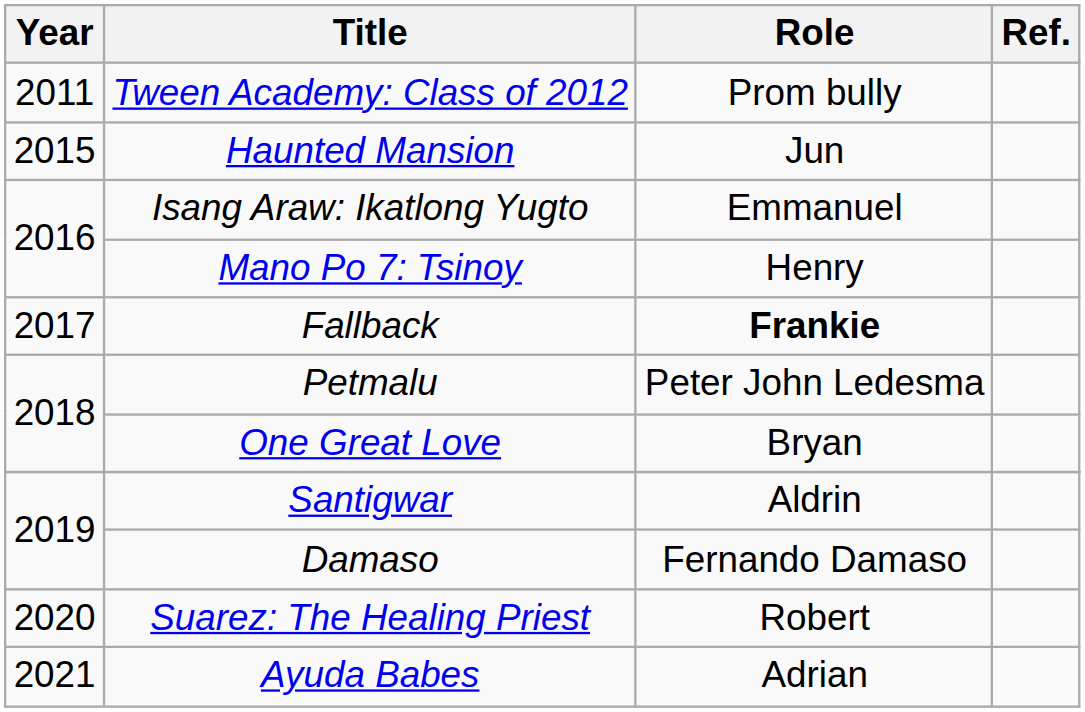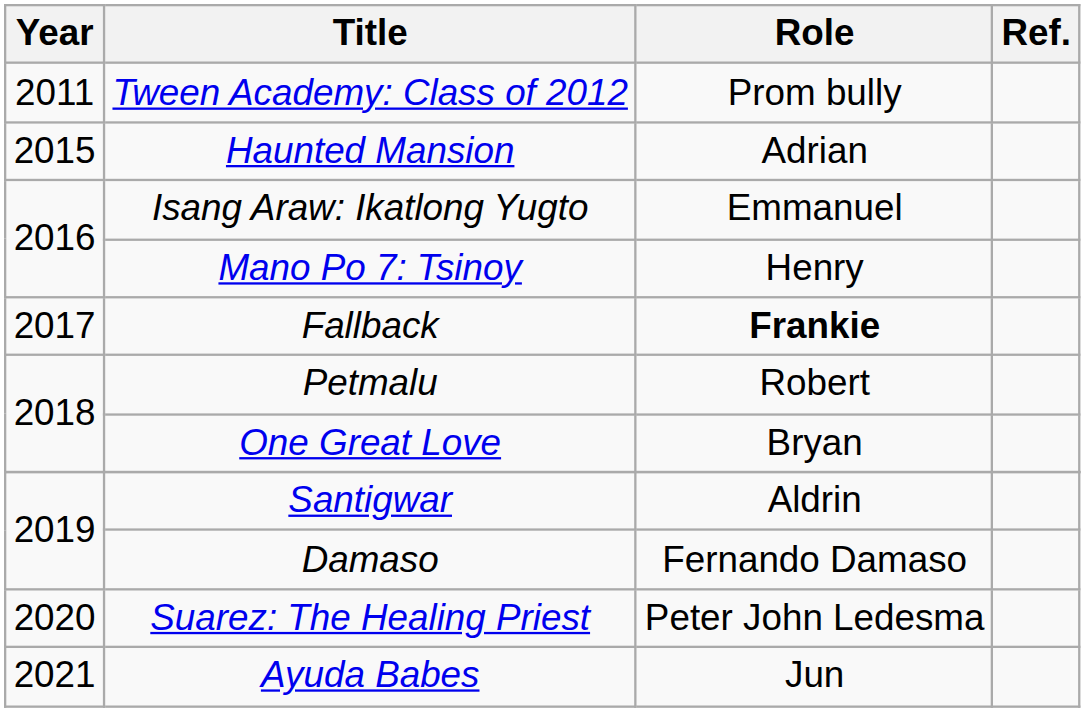(815, 150) Jun -> (815, 150) Adrian
(815, 383) Peter John Ledesma -> (815, 383) Robert
(815, 617) Robert -> (815, 617) Peter John Ledesma
(815, 675) Adrian -> (815, 675) Jun
